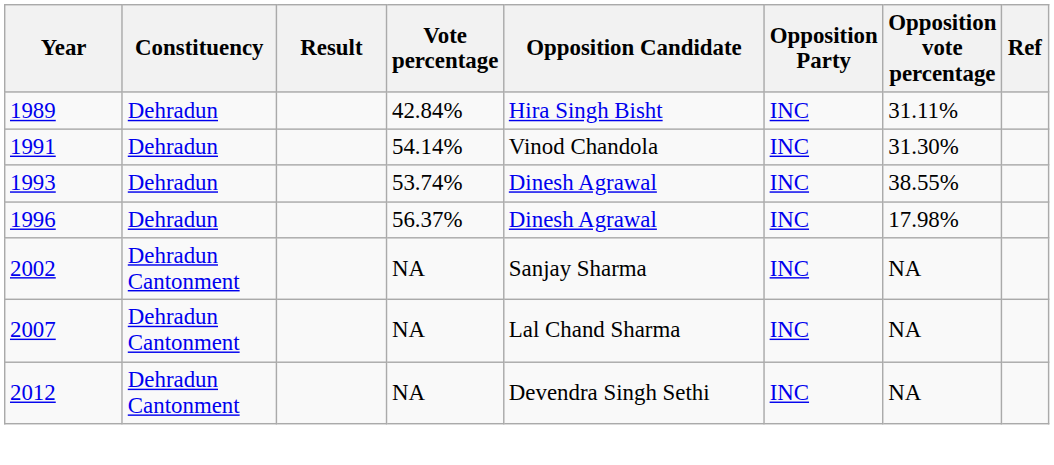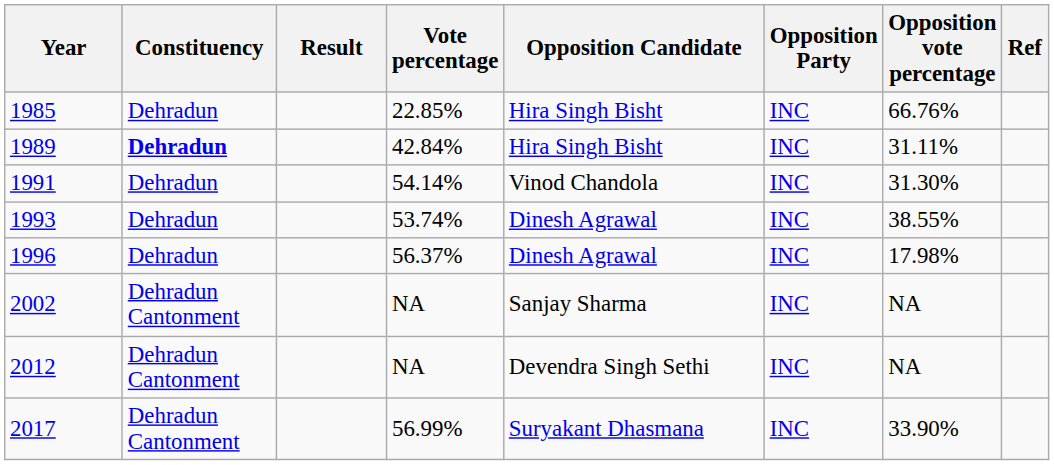+ row: (33, 110)
(173, 110) normal -> (177, 146) bold
- row: (33, 330)
+ row: (33, 428)
